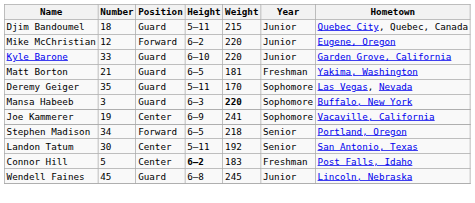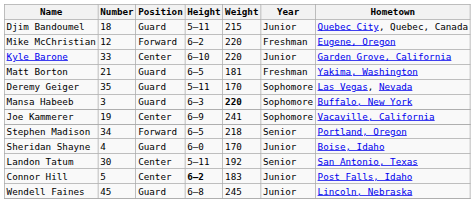(280, 42) Junior -> (285, 42) Freshman
(152, 57) Guard -> (155, 57) Center
+ row: (48, 147)
(285, 162) Freshman -> (280, 177) Junior
